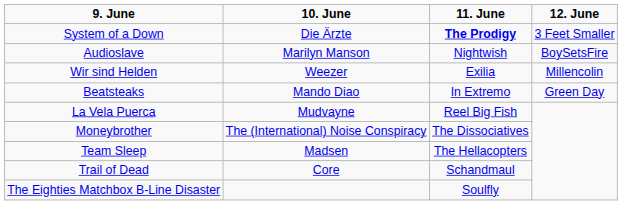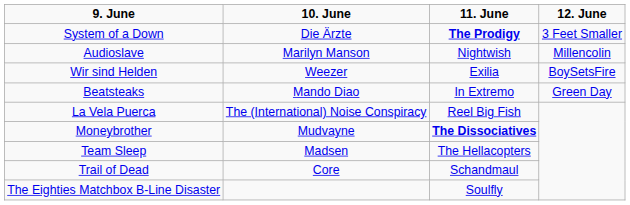(574, 53) BoySetsFire -> (582, 53) Millencolin
(574, 72) Millencolin -> (582, 72) BoySetsFire
(326, 111) Mudvayne -> (326, 111) The (International) Noise Conspiracy
(326, 131) The (International) Noise Conspiracy -> (326, 131) Mudvayne
(480, 131) normal -> (484, 131) bold
